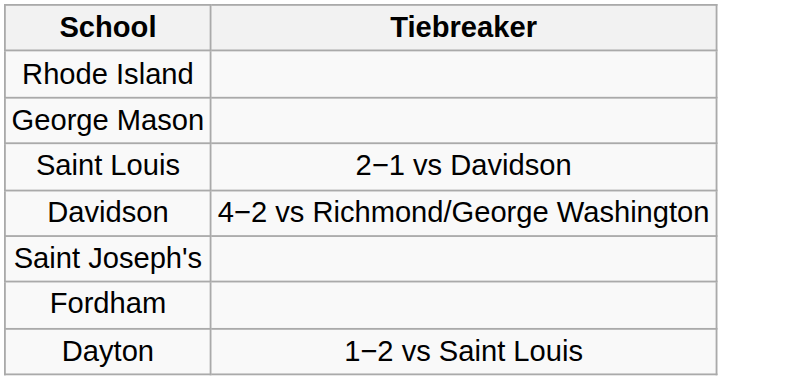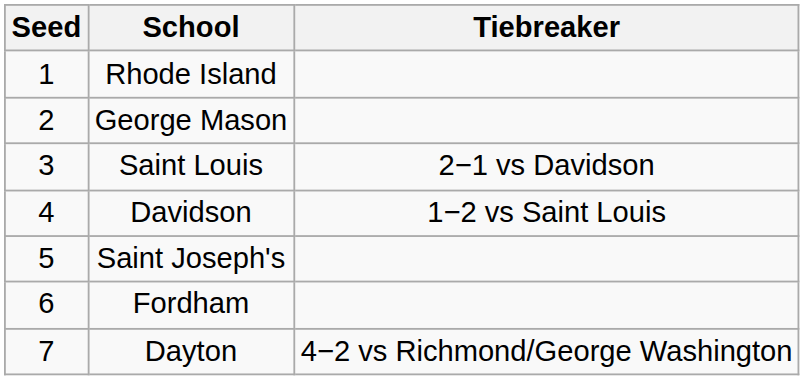+ column: (46, 27)
(464, 212) 4−2 vs Richmond/George Washington -> (547, 212) 1−2 vs Saint Louis
(464, 350) 1−2 vs Saint Louis -> (547, 350) 4−2 vs Richmond/George Washington
